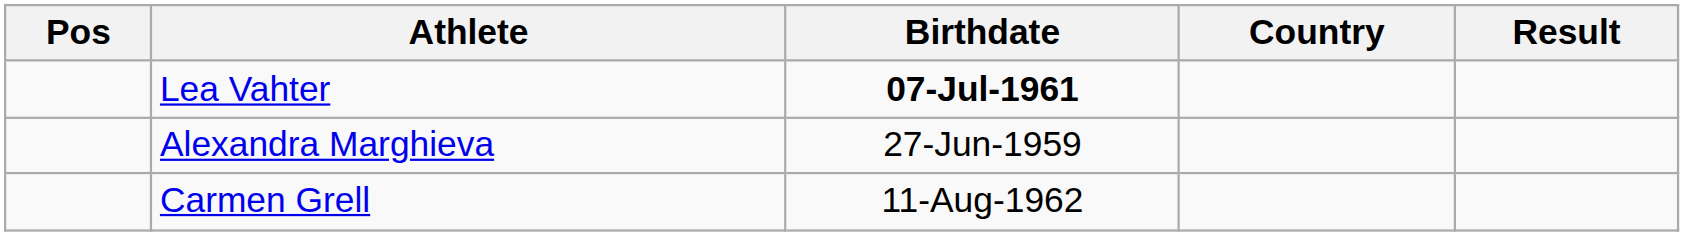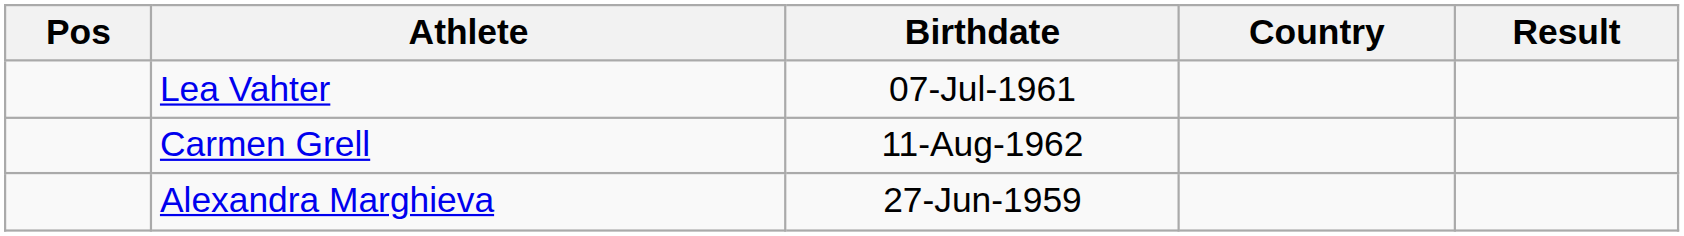(982, 88) bold -> (982, 88) normal
rows swapped: (265, 200) <-> (327, 144)
